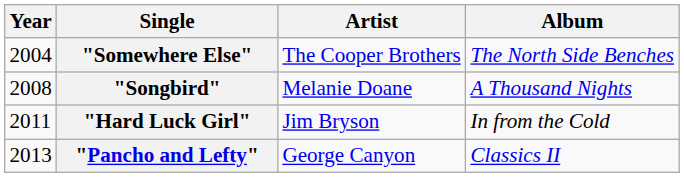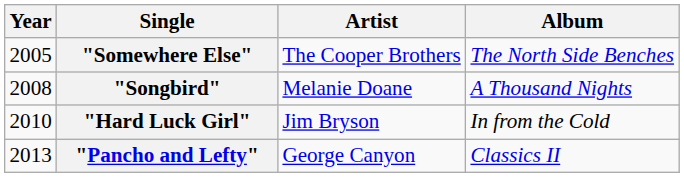(31, 54) 2004 -> (31, 54) 2005
(30, 121) 2011 -> (31, 121) 2010
